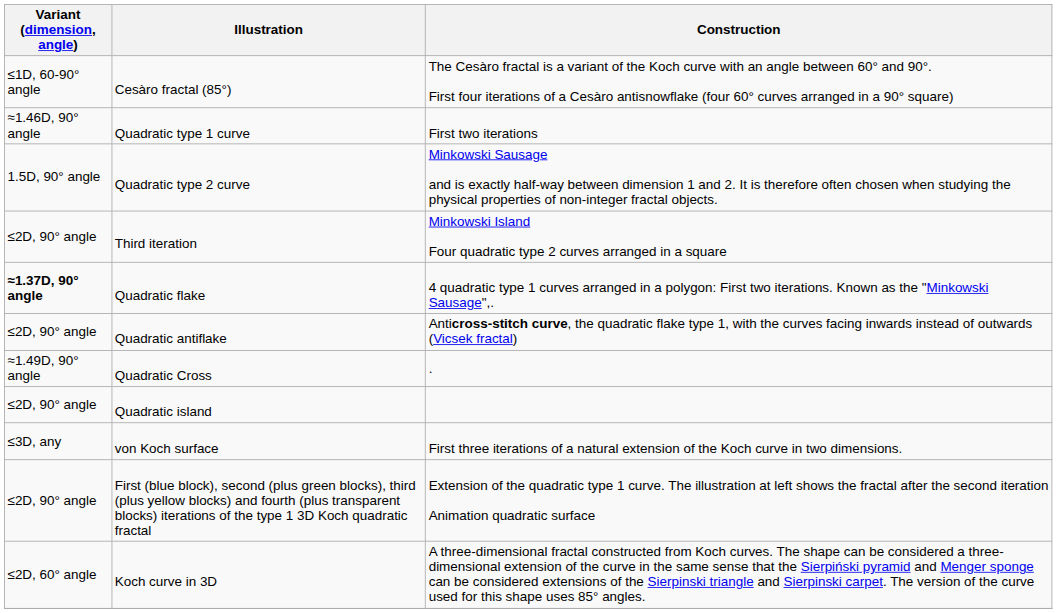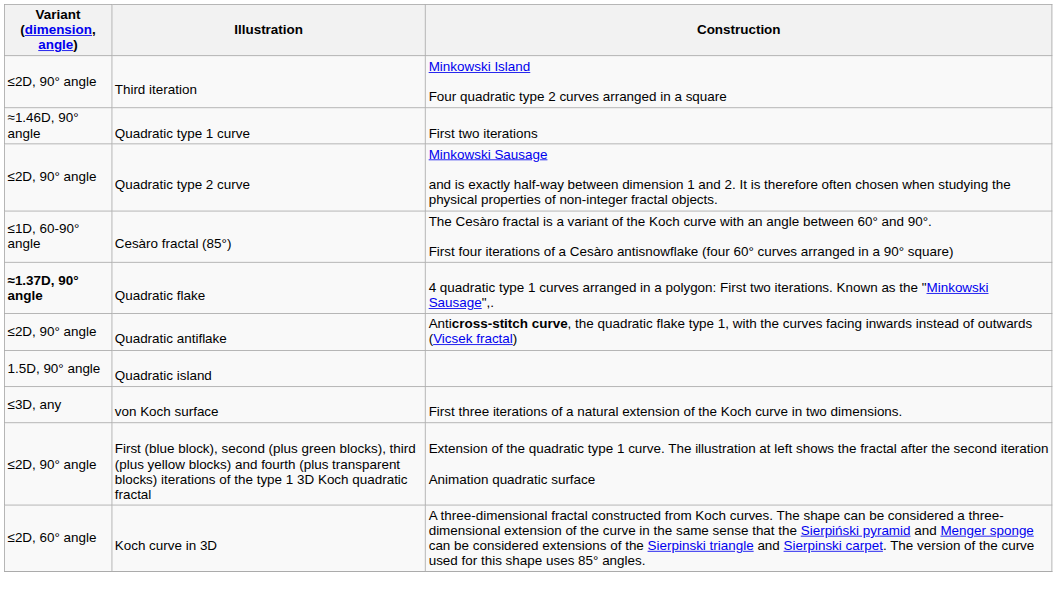rows swapped: (173, 89) <-> (156, 244)
(54, 177) 1.5D, 90° angle -> (52, 177) ≤2D, 90° angle
- row: (163, 376)
(52, 404) ≤2D, 90° angle -> (54, 368) 1.5D, 90° angle
